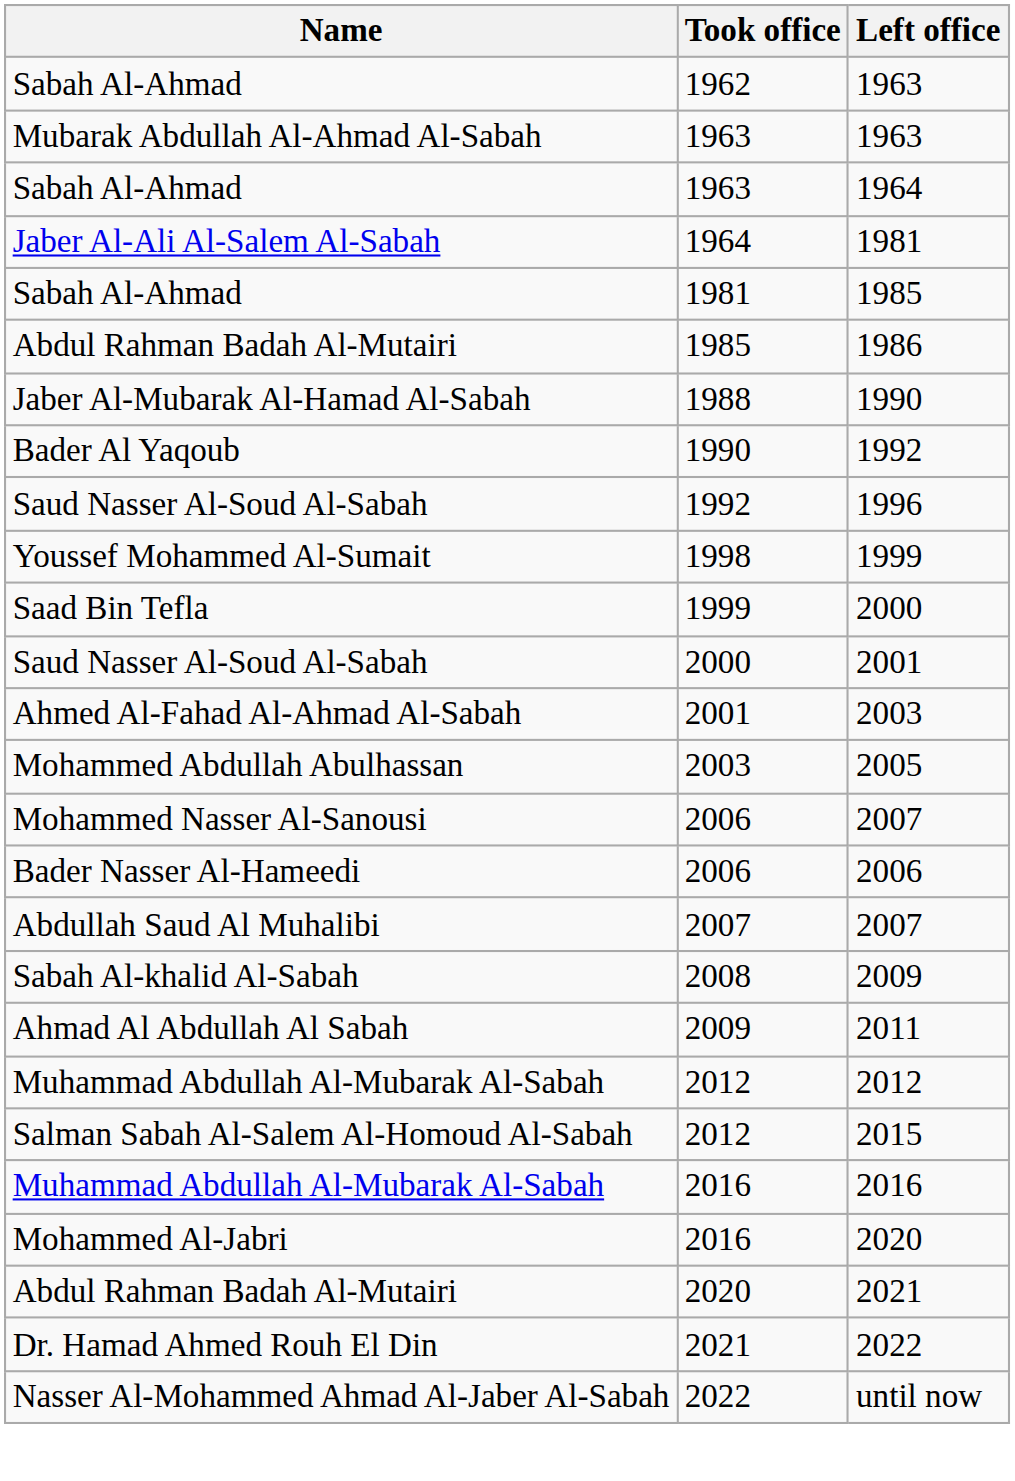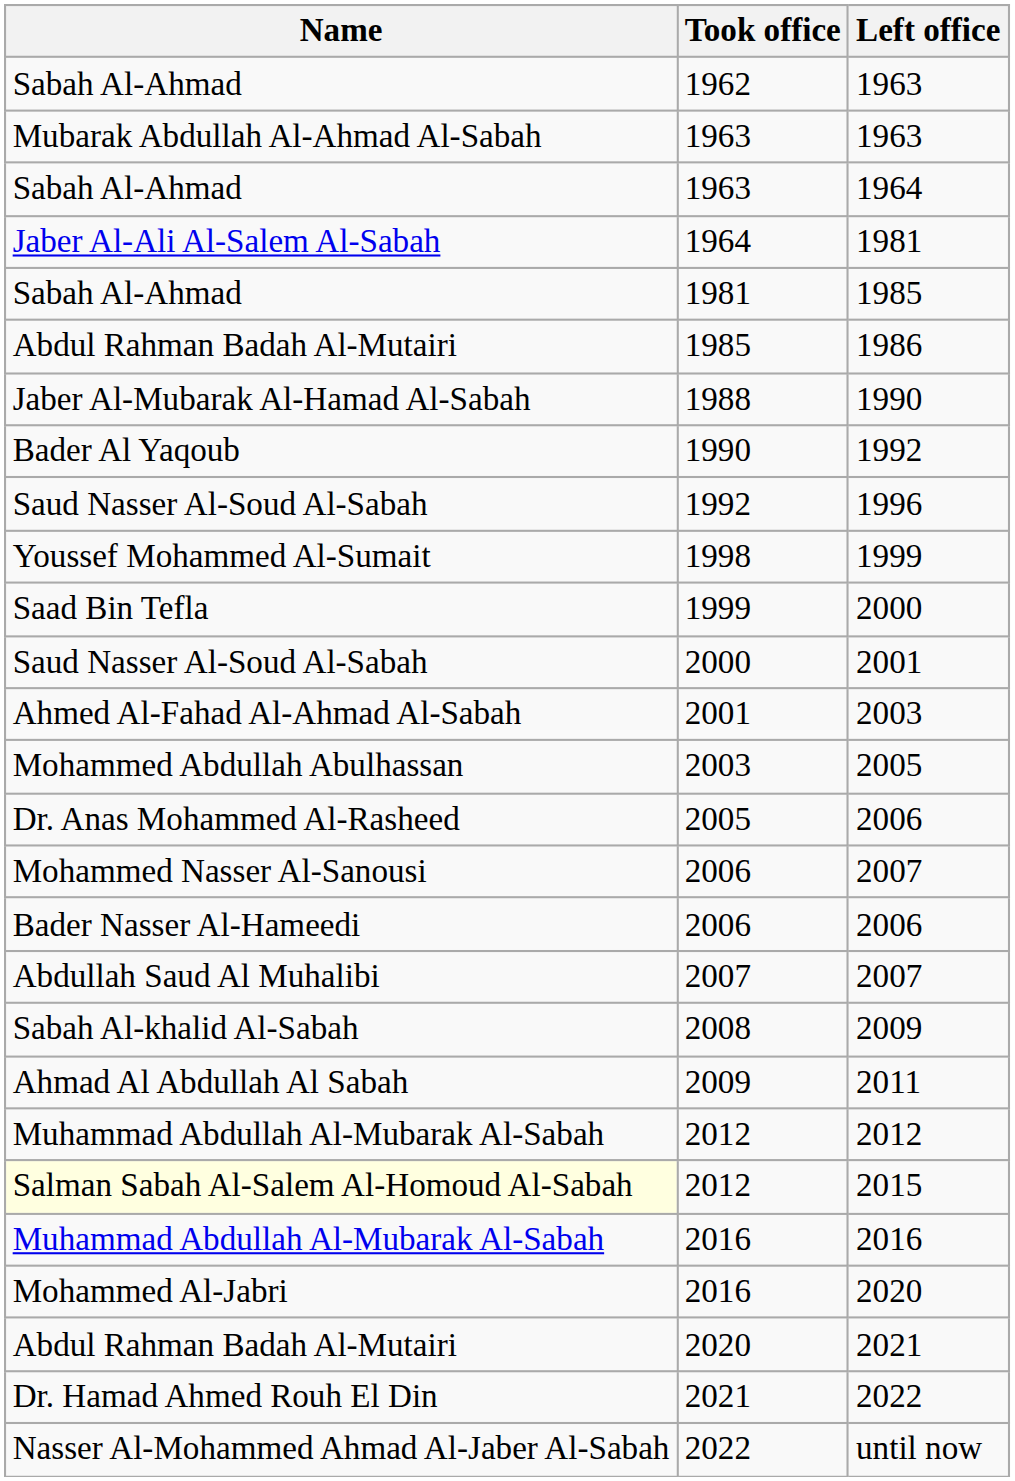+ row: (718, 818)
(323, 1133) no background -> (323, 1186) lightyellow background
